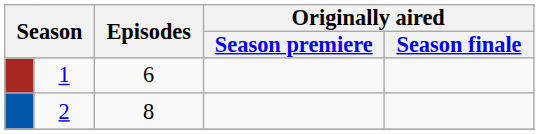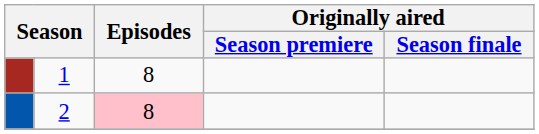(149, 75) 6 -> (149, 75) 8
(149, 110) no background -> (149, 110) pink background
